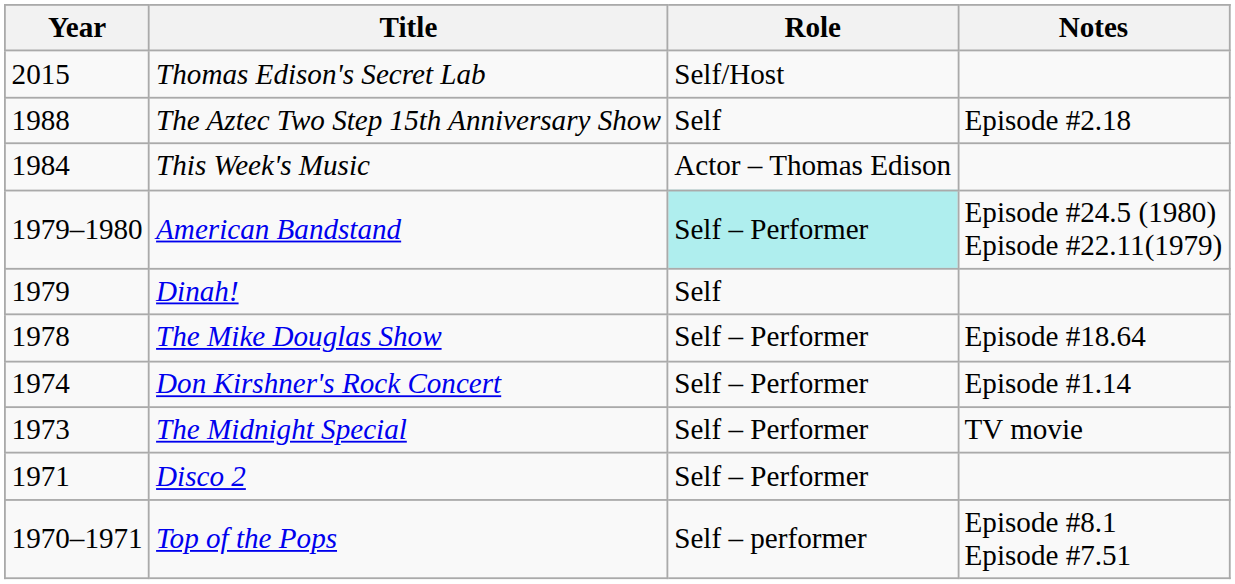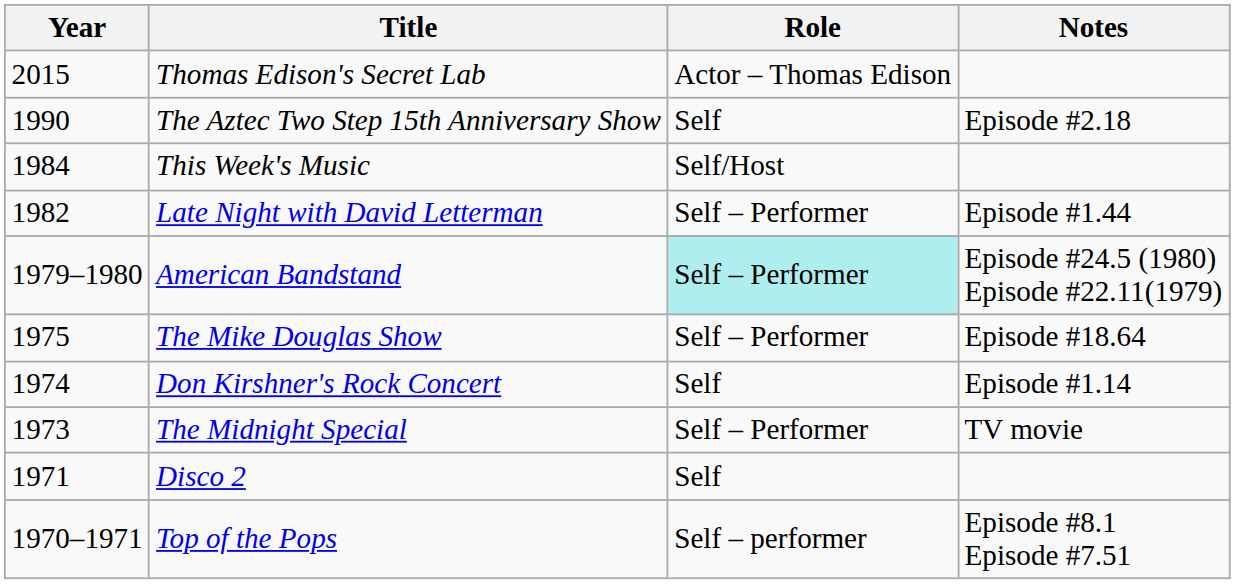(729, 73) Self/Host -> (813, 73) Actor – Thomas Edison
(41, 119) 1988 -> (41, 119) 1990
(813, 166) Actor – Thomas Edison -> (729, 166) Self/Host
+ row: (349, 212)
- row: (197, 291)
(41, 337) 1978 -> (41, 337) 1975
(771, 383) Self – Performer -> (698, 383) Self
(771, 475) Self – Performer -> (698, 475) Self
